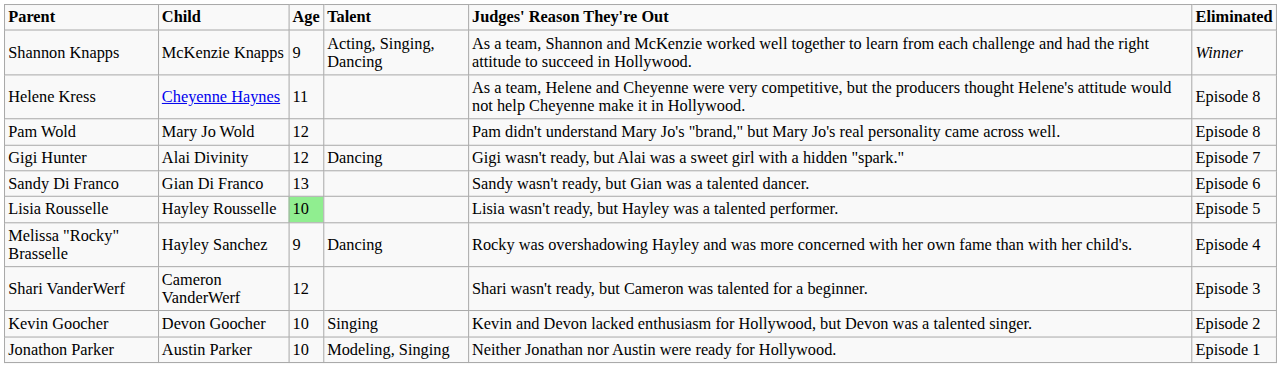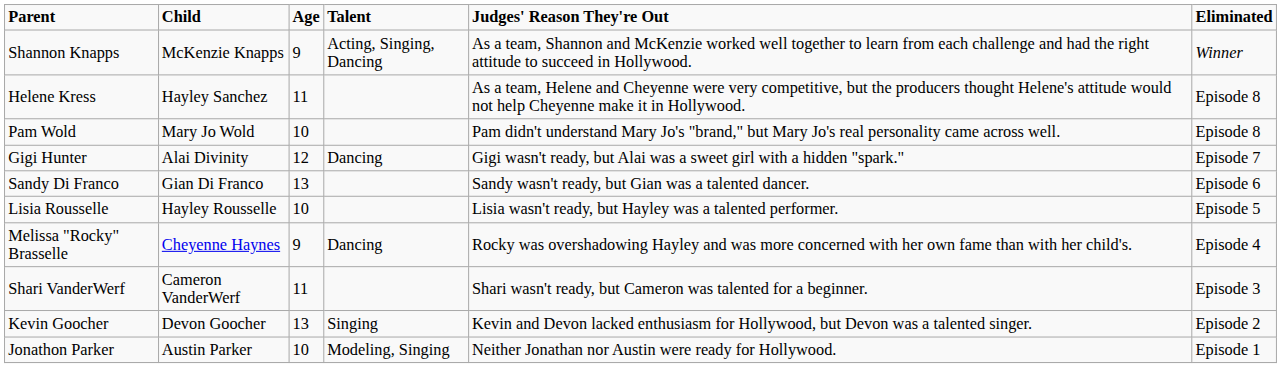(221, 96) Cheyenne Haynes -> (215, 96) Hayley Sanchez
(301, 131) 12 -> (301, 131) 10
(301, 209) lightgreen background -> (301, 209) no background
(215, 244) Hayley Sanchez -> (221, 244) Cheyenne Haynes
(301, 288) 12 -> (300, 288) 11
(301, 323) 10 -> (301, 323) 13
